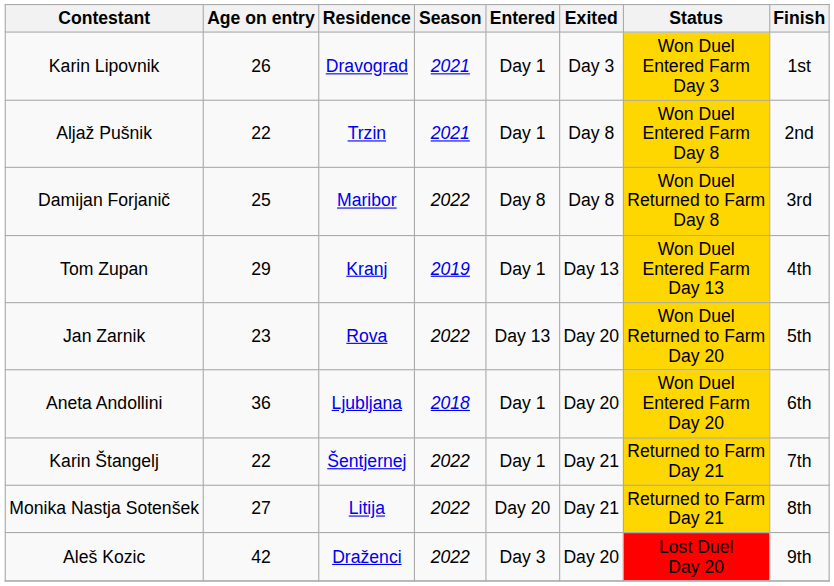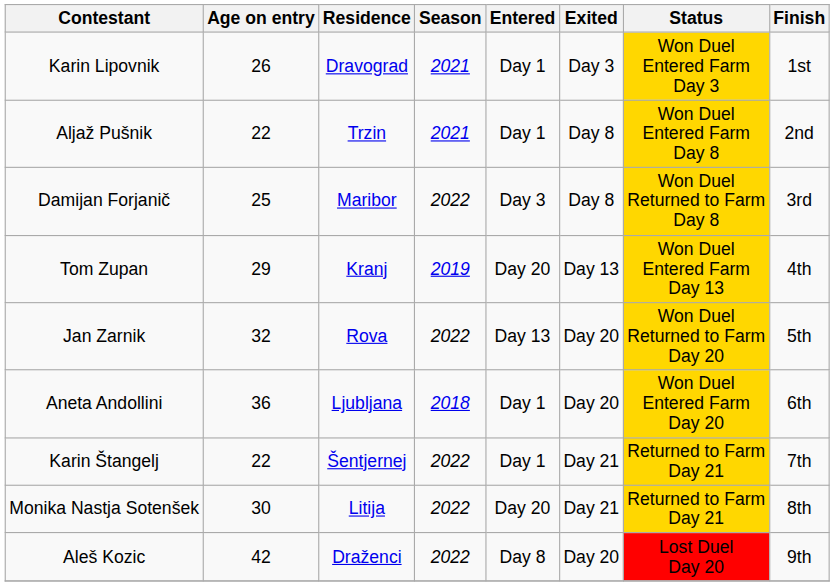(522, 201) Day 8 -> (522, 201) Day 3
(522, 268) Day 1 -> (522, 268) Day 20
(261, 336) 23 -> (261, 336) 32
(261, 509) 27 -> (261, 509) 30
(522, 556) Day 3 -> (522, 556) Day 8
